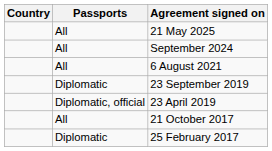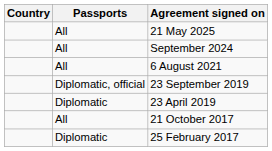(81, 84) Diplomatic -> (100, 84) Diplomatic, official
(100, 102) Diplomatic, official -> (81, 102) Diplomatic
